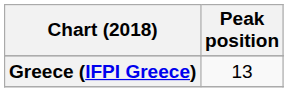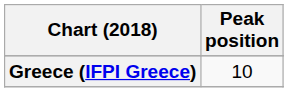(242, 71) 13 -> (242, 71) 10
